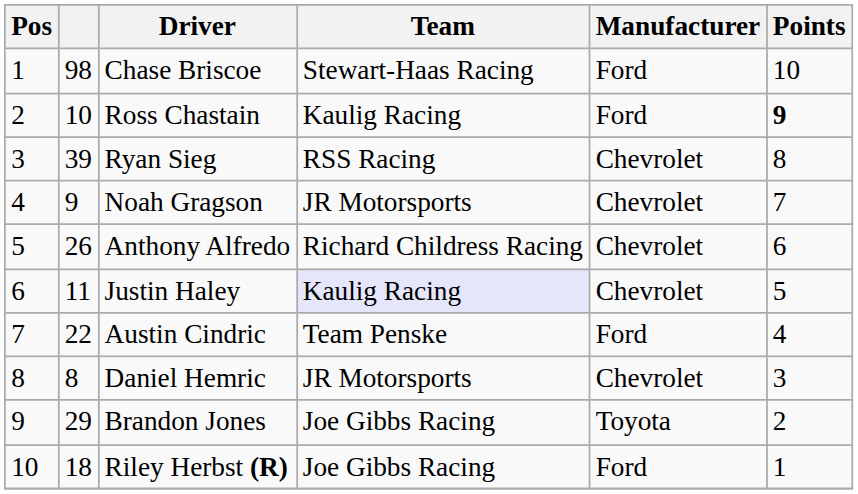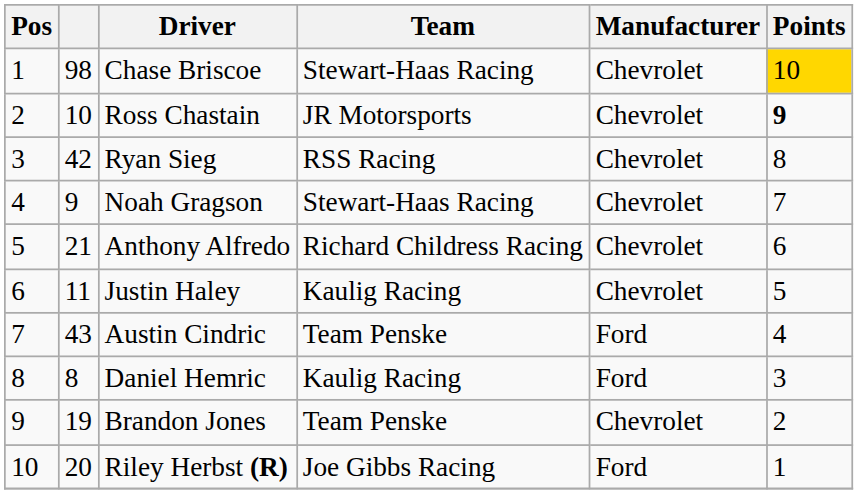(621, 70) Ford -> (649, 70) Chevrolet
(786, 70) no background -> (786, 70) gold background
(382, 114) Kaulig Racing -> (387, 114) JR Motorsports
(621, 114) Ford -> (649, 114) Chevrolet
(78, 157) 39 -> (78, 157) 42
(387, 201) JR Motorsports -> (418, 201) Stewart-Haas Racing
(78, 245) 26 -> (78, 245) 21
(382, 289) lavender background -> (382, 289) no background
(78, 333) 22 -> (78, 333) 43
(387, 377) JR Motorsports -> (382, 377) Kaulig Racing
(649, 377) Chevrolet -> (621, 377) Ford
(78, 421) 29 -> (78, 421) 19
(399, 421) Joe Gibbs Racing -> (375, 421) Team Penske
(633, 421) Toyota -> (649, 421) Chevrolet
(78, 465) 18 -> (78, 465) 20
